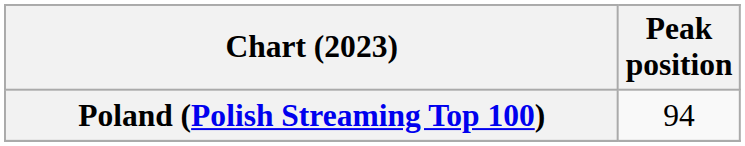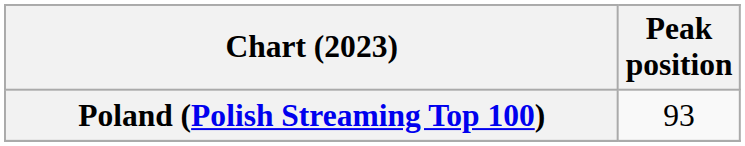(679, 114) 94 -> (679, 114) 93
